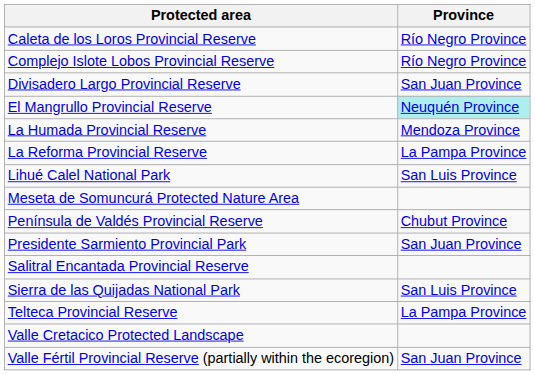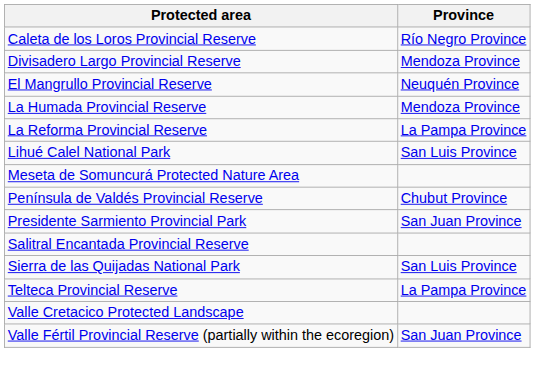- row: (141, 61)
(461, 84) San Juan Province -> (460, 61) Mendoza Province
(460, 107) paleturquoise background -> (460, 84) no background
